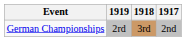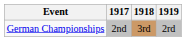columns swapped: (169, 12) <-> (119, 12)
